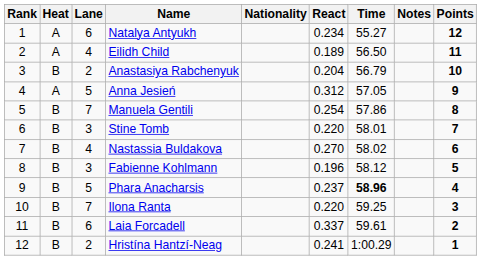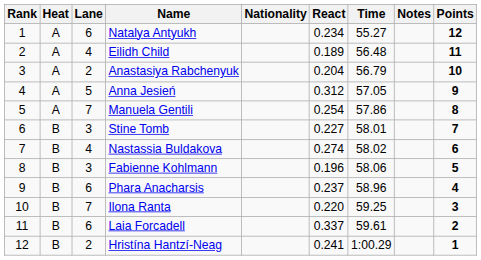(371, 52) 56.50 -> (371, 52) 56.48
(56, 71) B -> (56, 71) A
(56, 110) B -> (56, 110) A
(329, 129) 0.220 -> (329, 129) 0.227
(329, 149) 0.270 -> (329, 149) 0.274
(371, 168) 58.12 -> (371, 168) 58.06
(89, 187) 5 -> (89, 187) 6
(371, 187) bold -> (371, 187) normal
